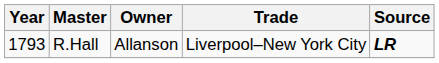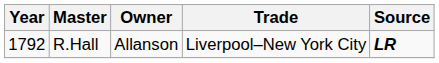(27, 44) 1793 -> (27, 44) 1792
